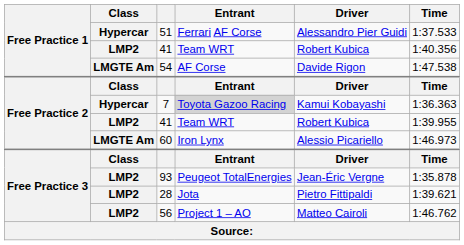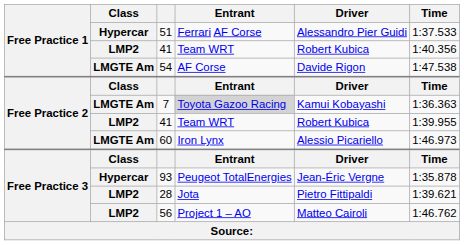(124, 104) Hypercar -> (124, 104) LMGTE Am
(124, 177) LMP2 -> (124, 177) Hypercar
